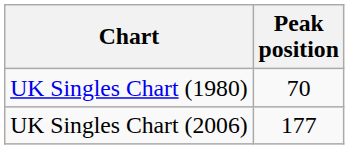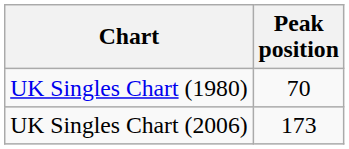(299, 125) 177 -> (299, 125) 173
